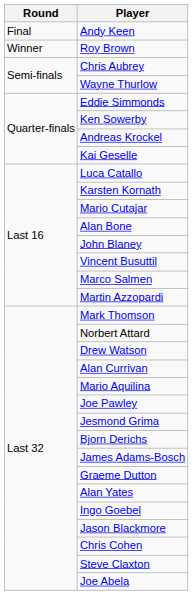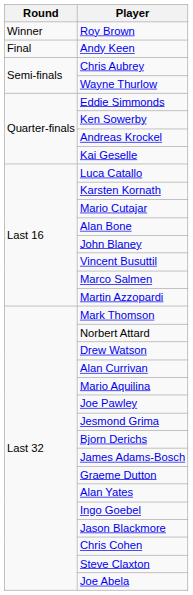rows swapped: (107, 48) <-> (107, 31)
